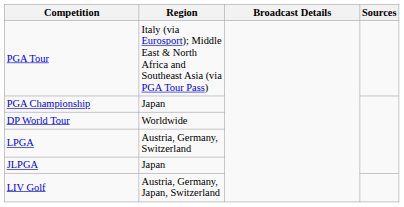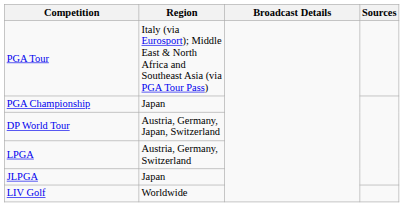(164, 120) Worldwide -> (181, 126) Austria, Germany, Japan, Switzerland
(181, 187) Austria, Germany, Japan, Switzerland -> (164, 193) Worldwide
